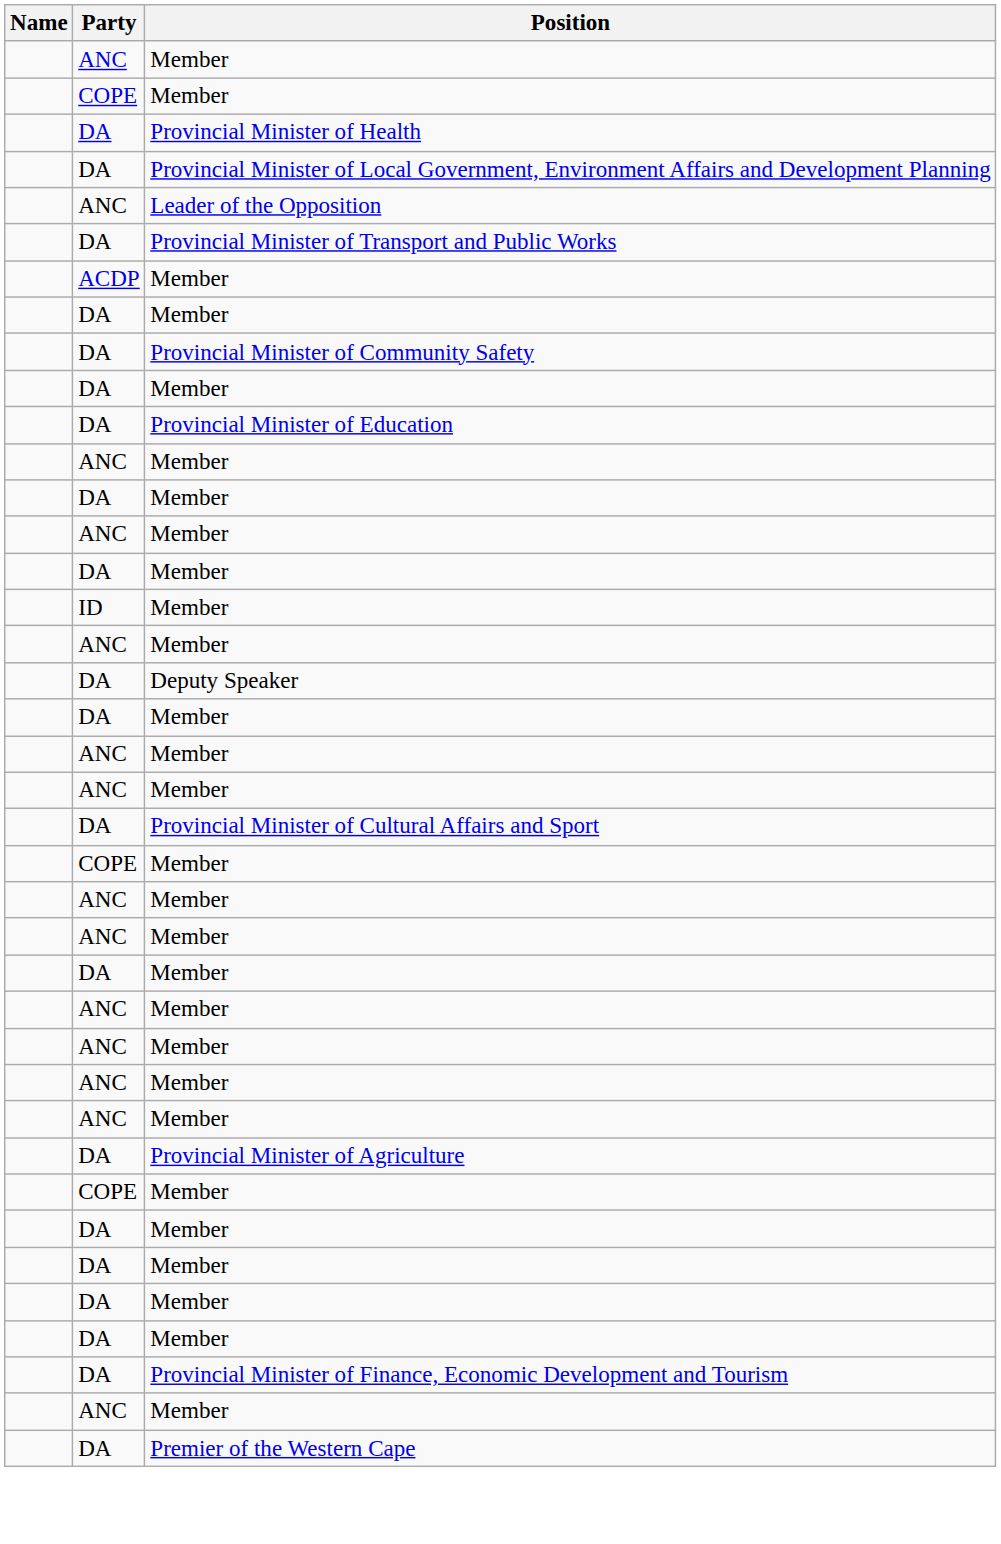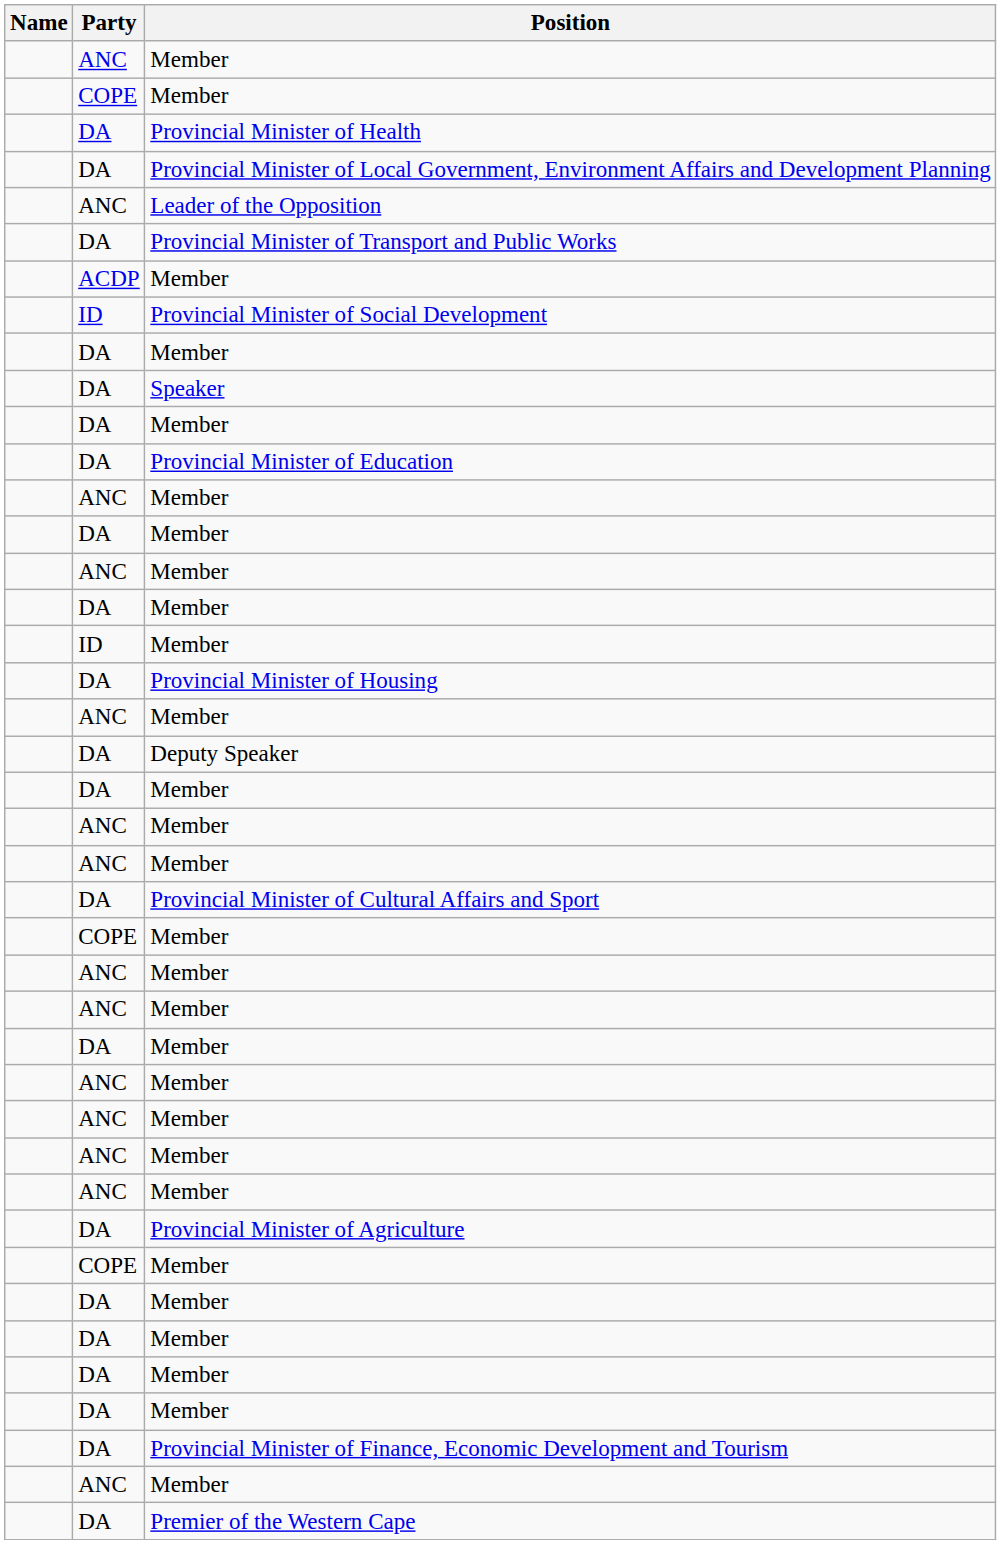+ row: (90, 315)
+ row: (95, 388)
- row: (95, 351)
+ row: (95, 680)
